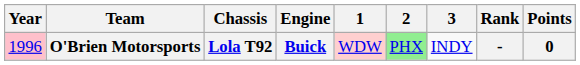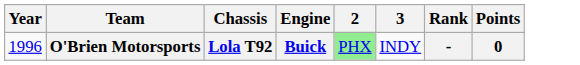- column: (360, 18)
(25, 46) pink background -> (25, 46) no background
